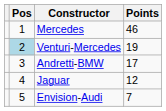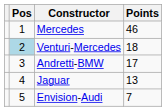(132, 46) 19 -> (132, 46) 18
(132, 80) 12 -> (132, 80) 13
